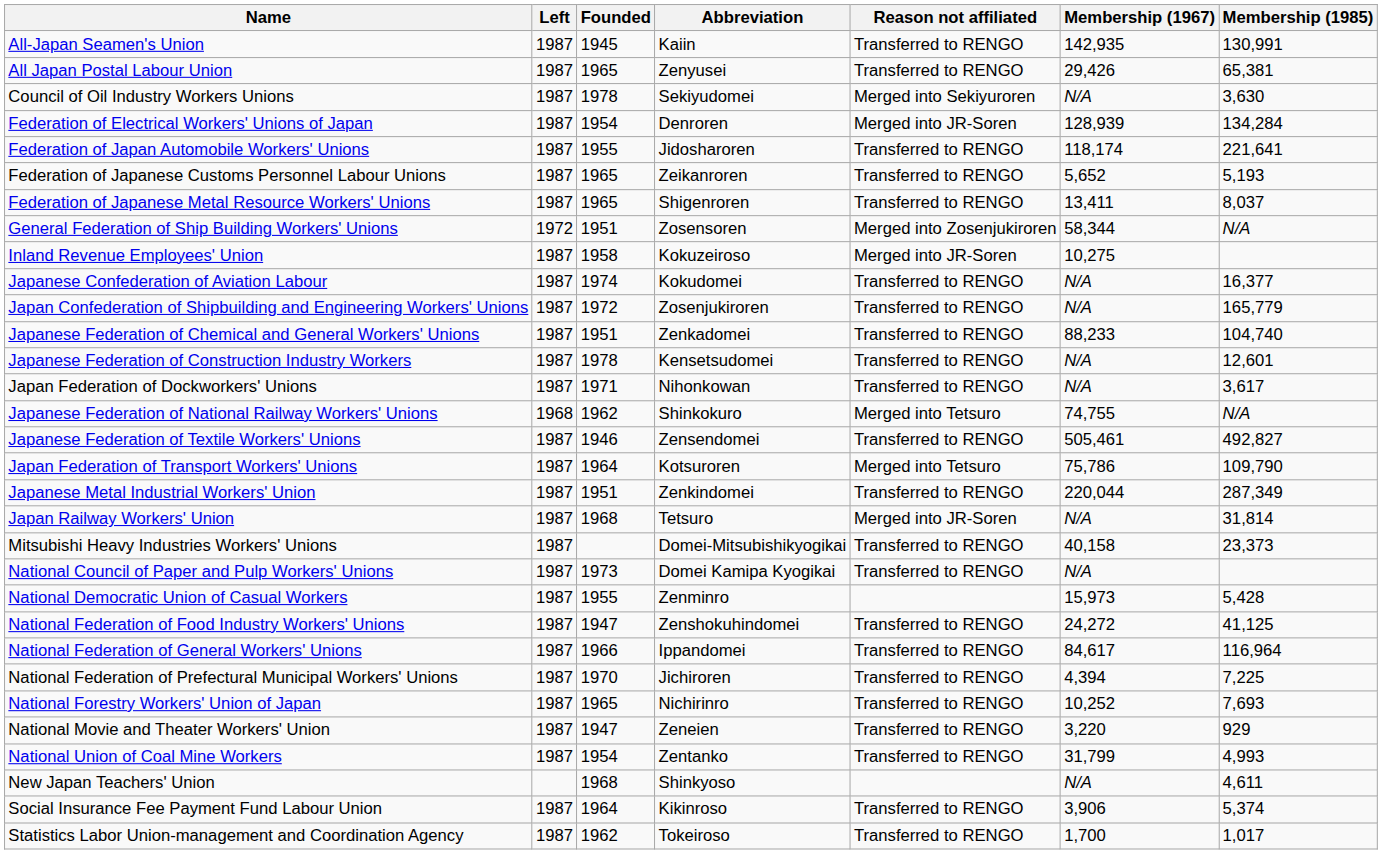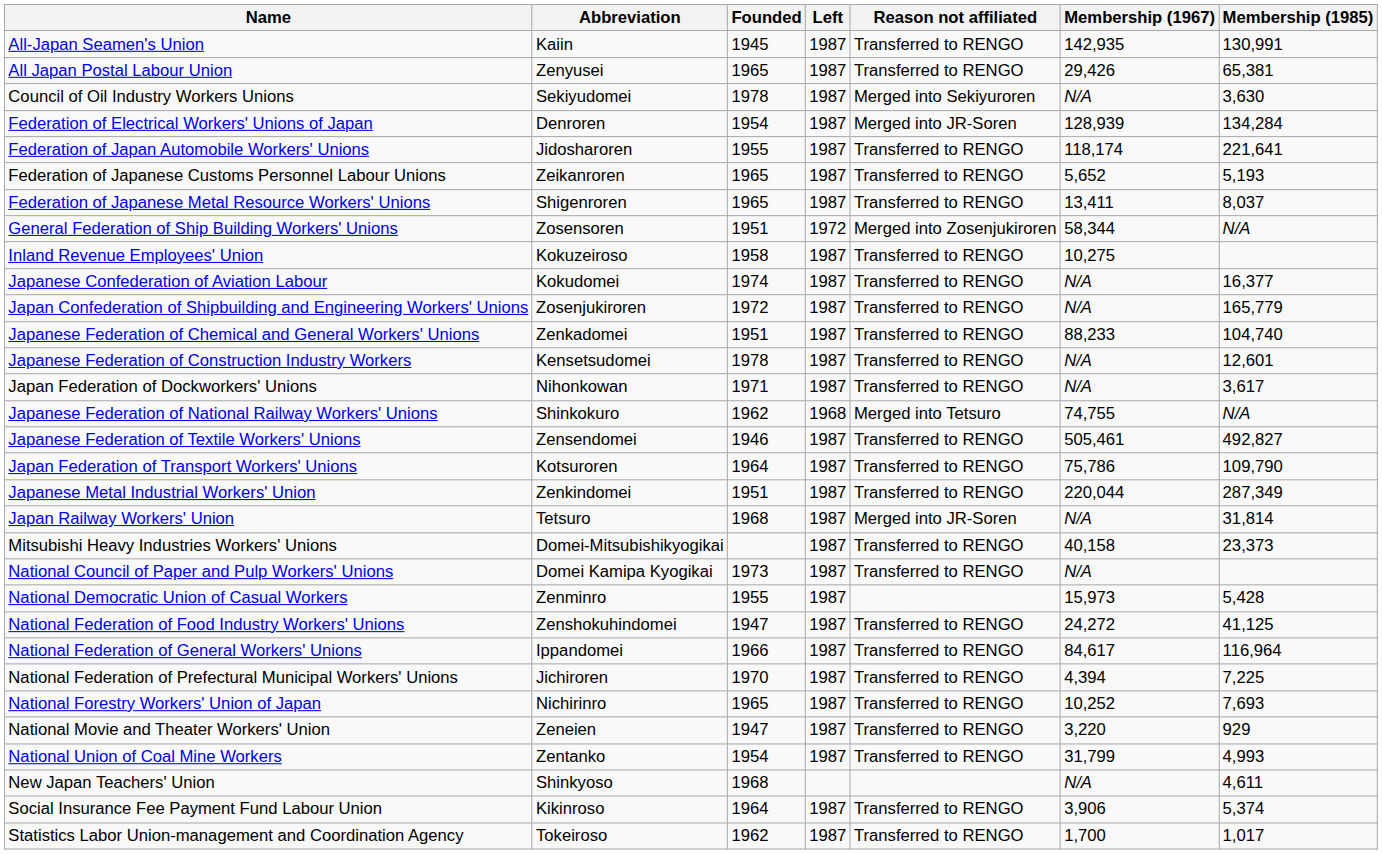columns swapped: (752, 17) <-> (554, 17)
(935, 255) Merged into JR-Soren -> (939, 255) Transferred to RENGO
(927, 466) Merged into Tetsuro -> (939, 466) Transferred to RENGO
